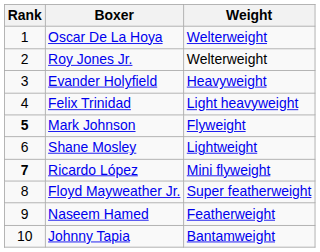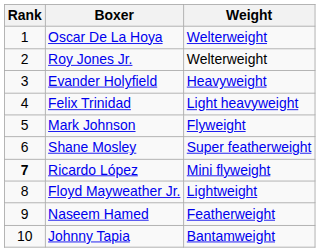(25, 125) bold -> (25, 125) normal
(222, 147) Lightweight -> (249, 147) Super featherweight
(249, 192) Super featherweight -> (222, 192) Lightweight
